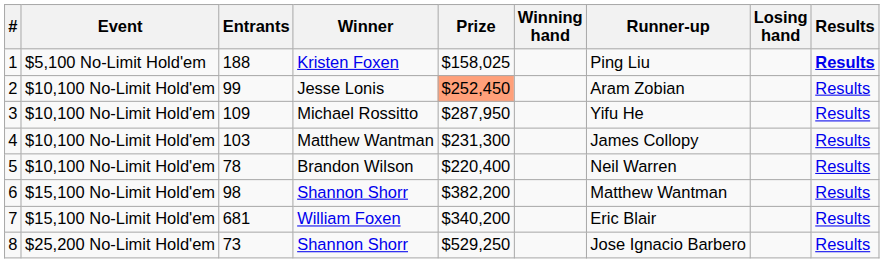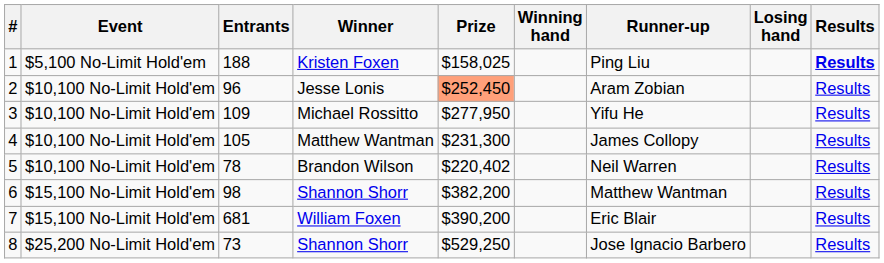(232, 88) 99 -> (232, 88) 96
(476, 114) $287,950 -> (476, 114) $277,950
(236, 140) 103 -> (236, 140) 105
(476, 166) $220,400 -> (476, 166) $220,402
(476, 219) $340,200 -> (476, 219) $390,200
